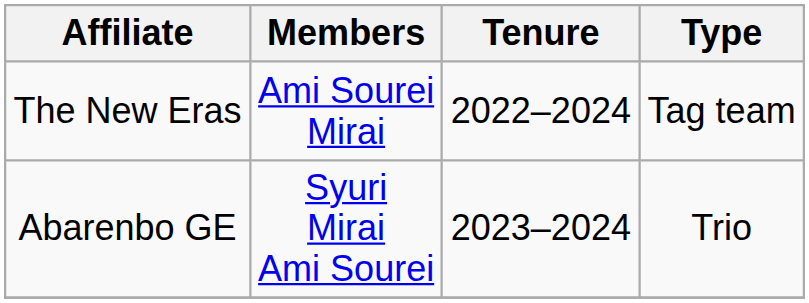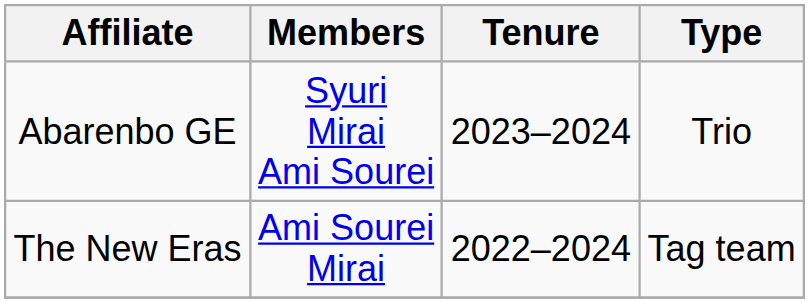rows swapped: (127, 110) <-> (127, 228)
